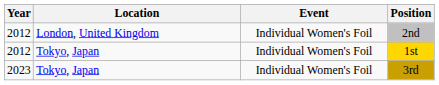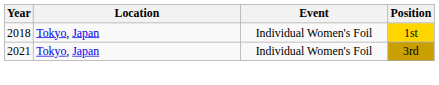- row: (411, 32)
(19, 51) 2012 -> (19, 32) 2018
(19, 70) 2023 -> (19, 51) 2021
